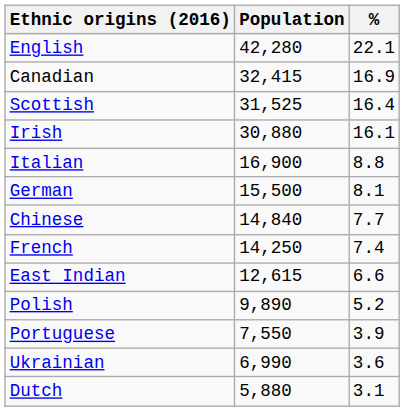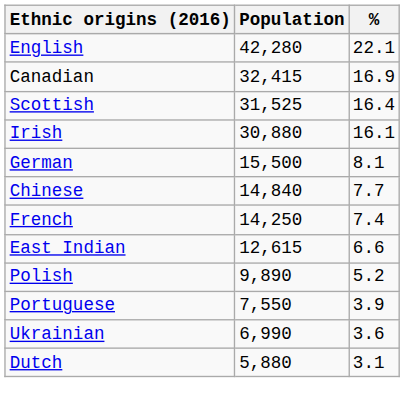- row: (47, 163)
